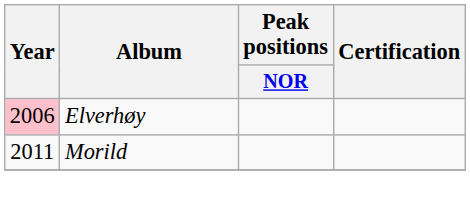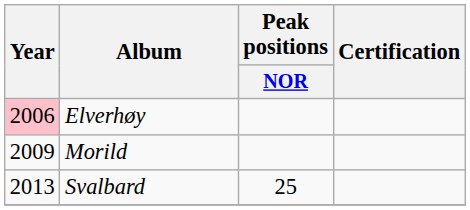(32, 151) 2011 -> (32, 151) 2009
+ row: (105, 187)
